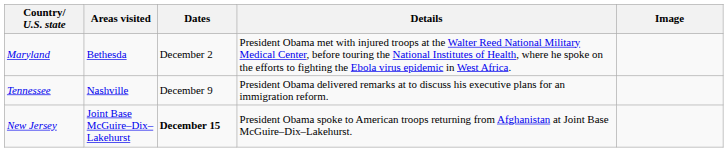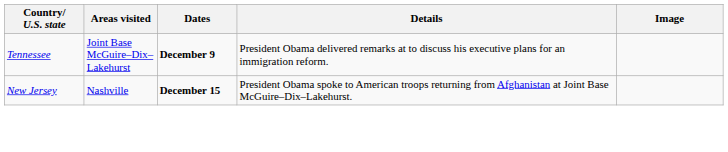- row: (28, 54)
(108, 90) Nashville -> (120, 54) Joint Base McGuire–Dix–Lakehurst
(186, 90) normal -> (187, 54) bold
(120, 126) Joint Base McGuire–Dix–Lakehurst -> (108, 90) Nashville
